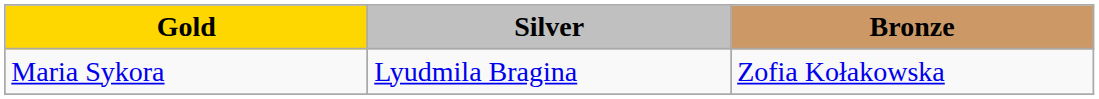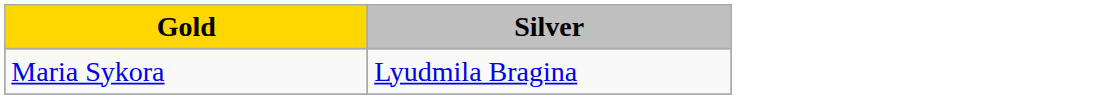- column: (912, 26)
